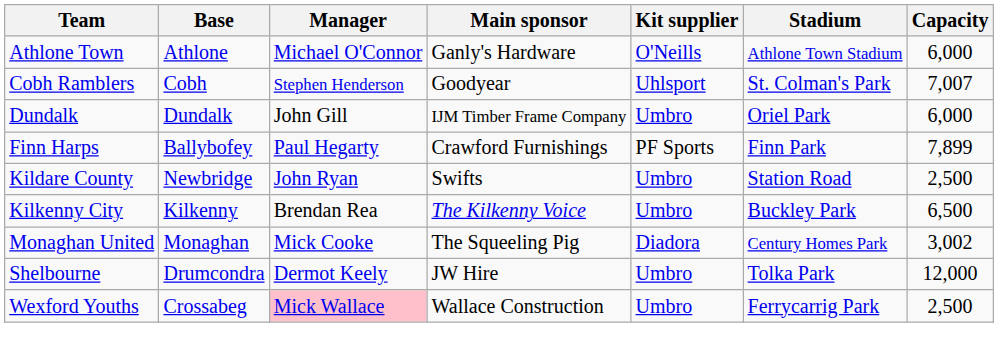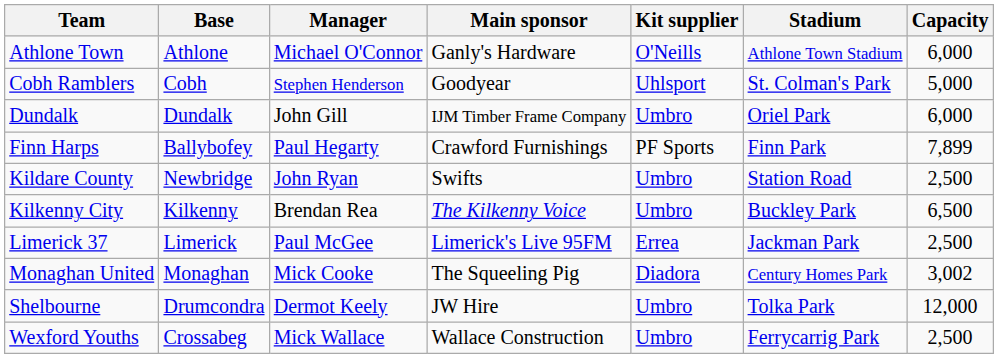(950, 83) 7,007 -> (950, 83) 5,000
+ row: (58, 242)
(329, 305) pink background -> (329, 337) no background
